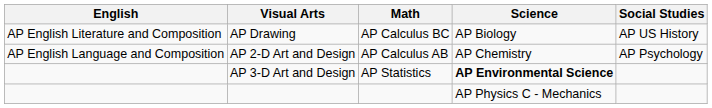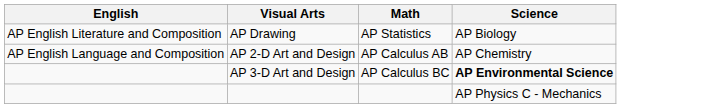- column: (662, 14)
(405, 34) AP Calculus BC -> (396, 34) AP Statistics
(396, 73) AP Statistics -> (405, 73) AP Calculus BC
